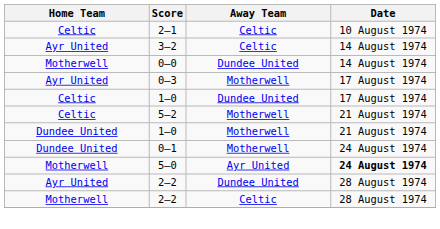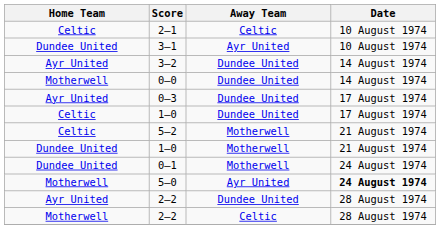+ row: (77, 47)
(258, 47) Celtic -> (258, 64) Dundee United
(258, 81) Motherwell -> (258, 98) Dundee United
